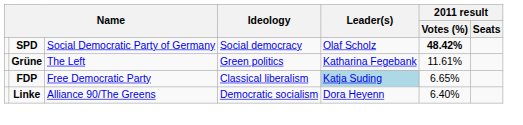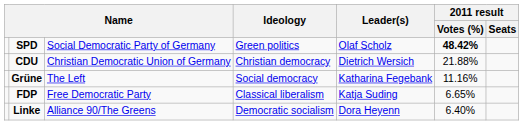(261, 45) Social democracy -> (267, 45) Green politics
+ row: (27, 62)
(252, 62) Green politics -> (277, 78) Social democracy
(445, 62) 11.61% -> (460, 78) 11.16%
(352, 78) lightblue background -> (368, 95) no background
